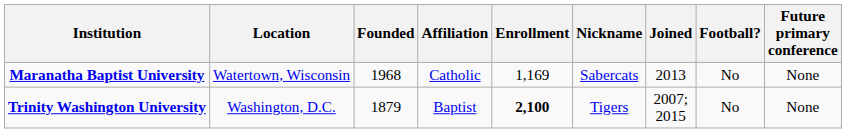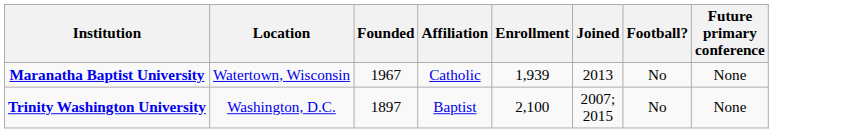- column: (609, 33)
(386, 74) 1968 -> (386, 74) 1967
(532, 74) 1,169 -> (532, 74) 1,939
(386, 107) 1879 -> (386, 107) 1897
(532, 107) bold -> (532, 107) normal
